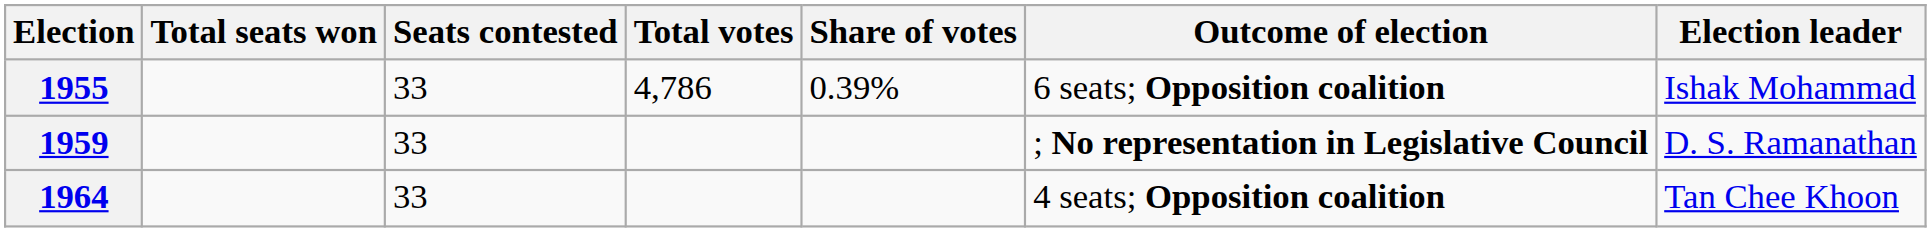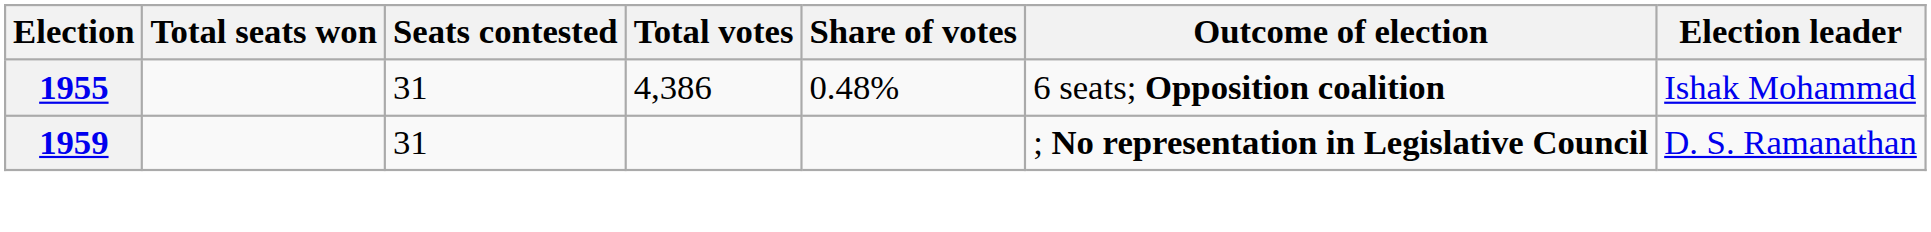(410, 87) 33 -> (410, 87) 31
(673, 87) 4,786 -> (673, 87) 4,386
(854, 87) 0.39% -> (854, 87) 0.48%
(410, 142) 33 -> (410, 142) 31
- row: (74, 197)
